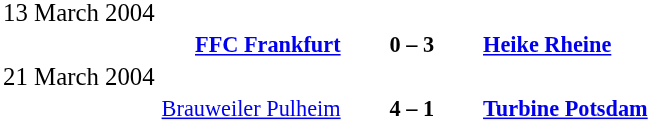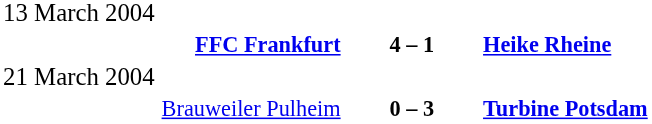(412, 45) 0 – 3 -> (412, 45) 4 – 1
(412, 108) 4 – 1 -> (412, 108) 0 – 3
